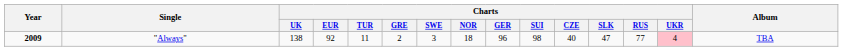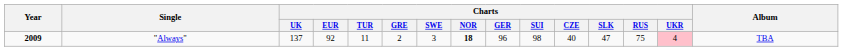(296, 38) 138 -> (296, 38) 137
(468, 38) normal -> (468, 38) bold
(640, 38) 77 -> (640, 38) 75
